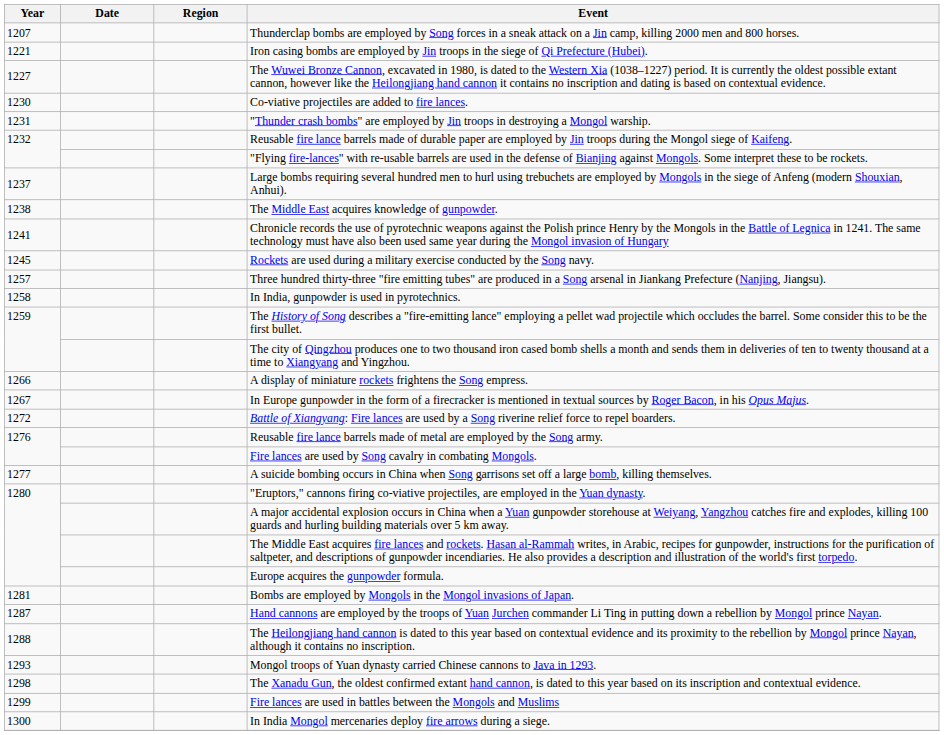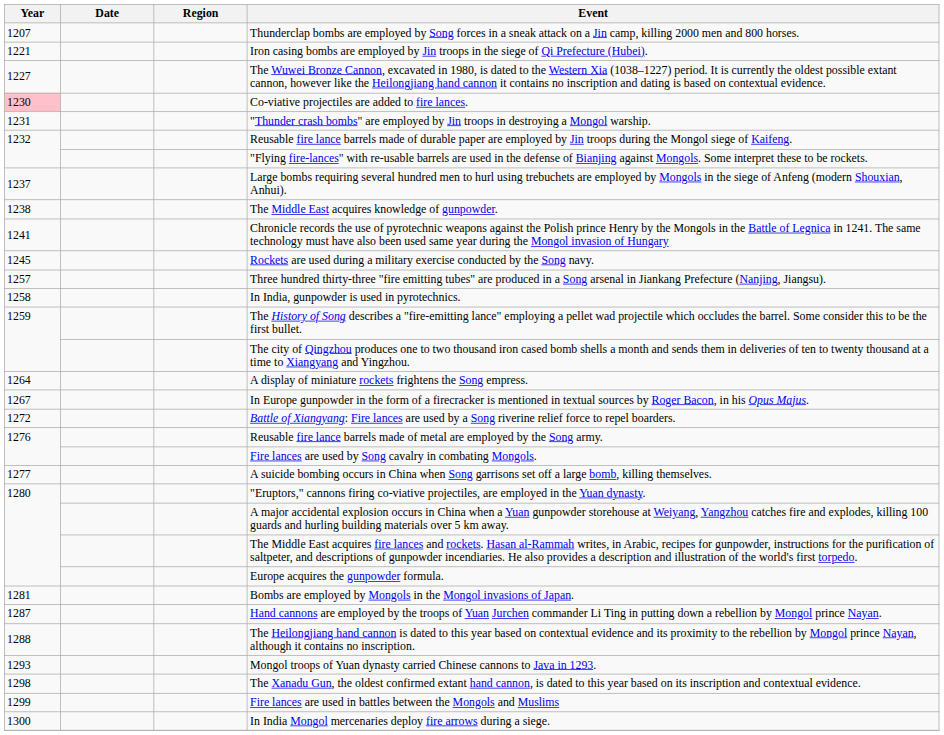(19, 102) no background -> (19, 102) pink background
(19, 380) 1266 -> (19, 380) 1264
